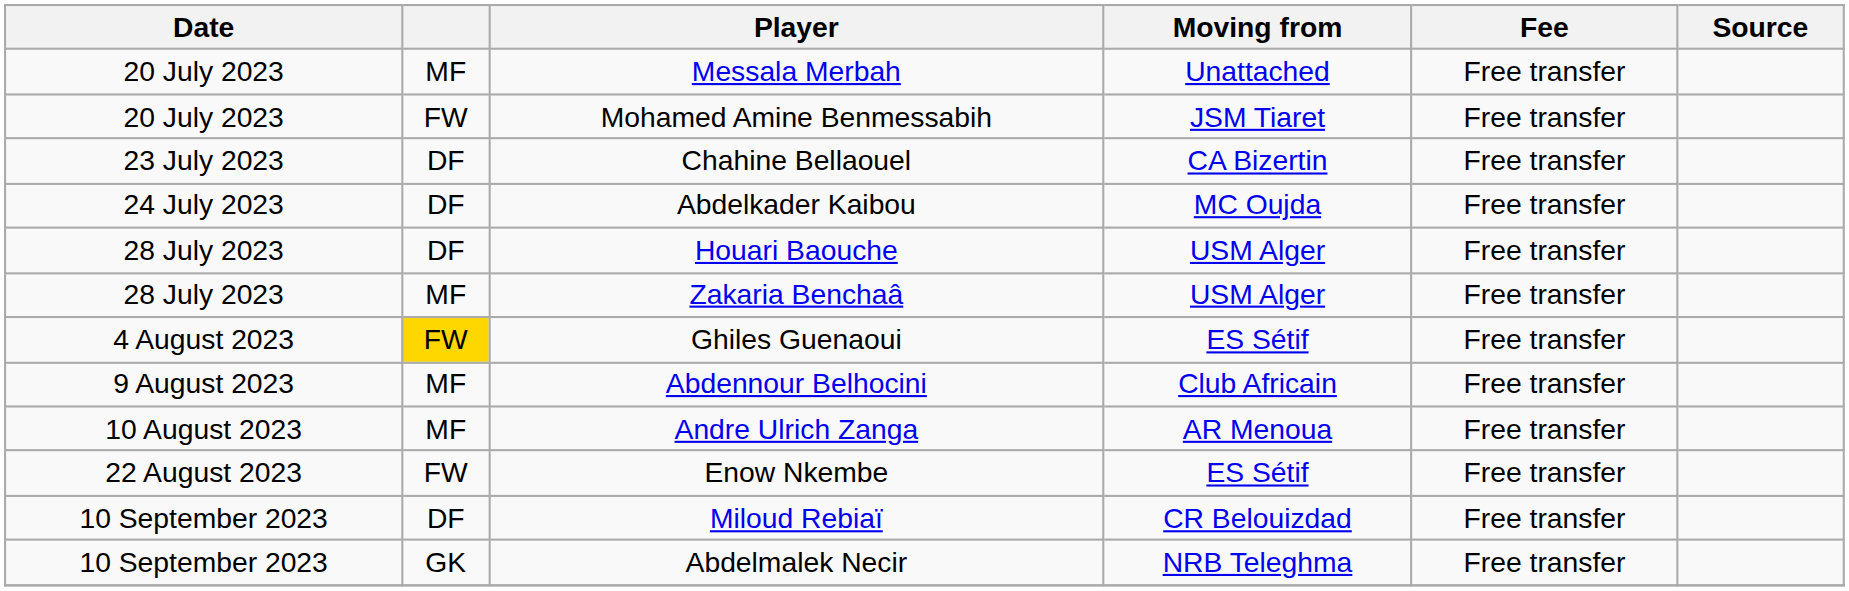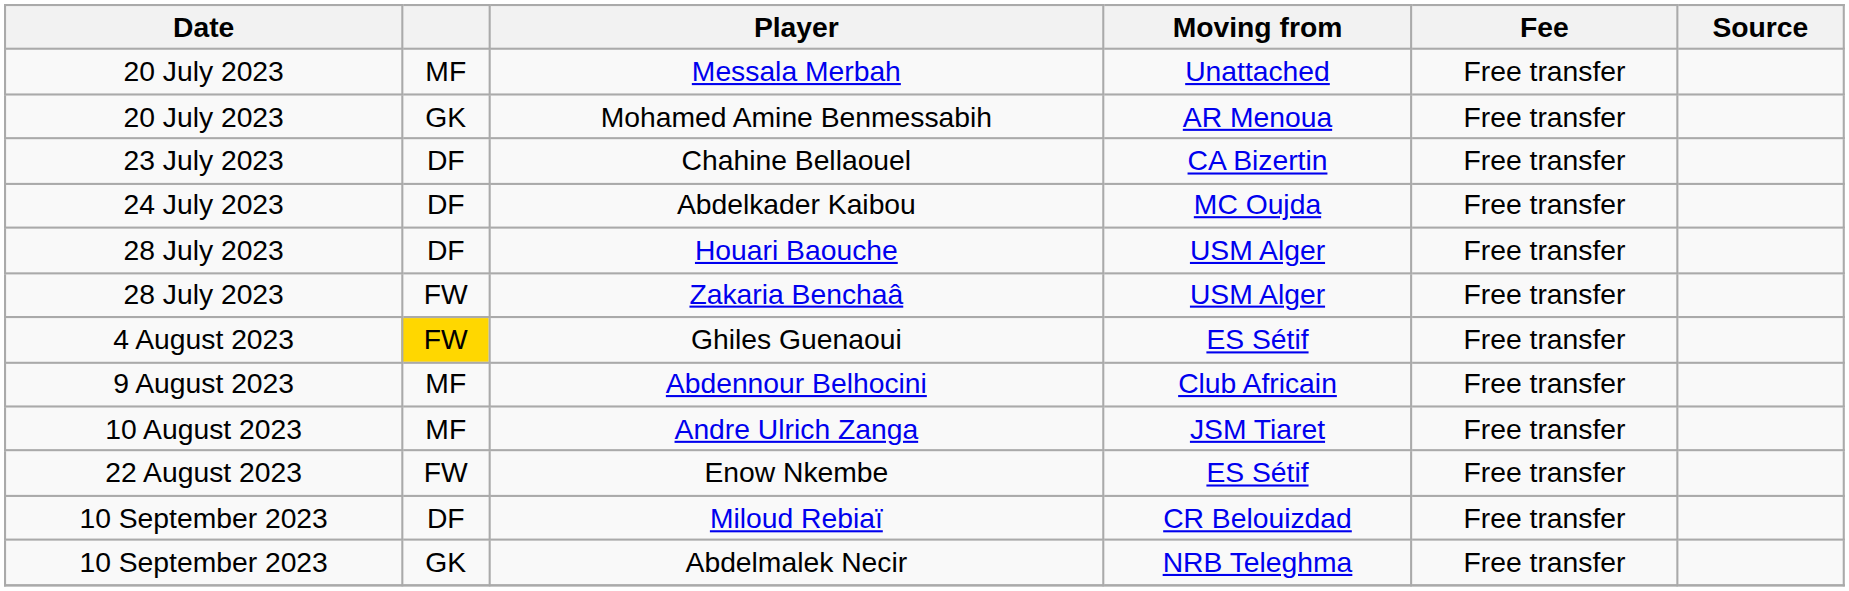(446, 116) FW -> (446, 116) GK
(1257, 116) JSM Tiaret -> (1257, 116) AR Menoua
(446, 294) MF -> (446, 294) FW
(1257, 428) AR Menoua -> (1257, 428) JSM Tiaret
